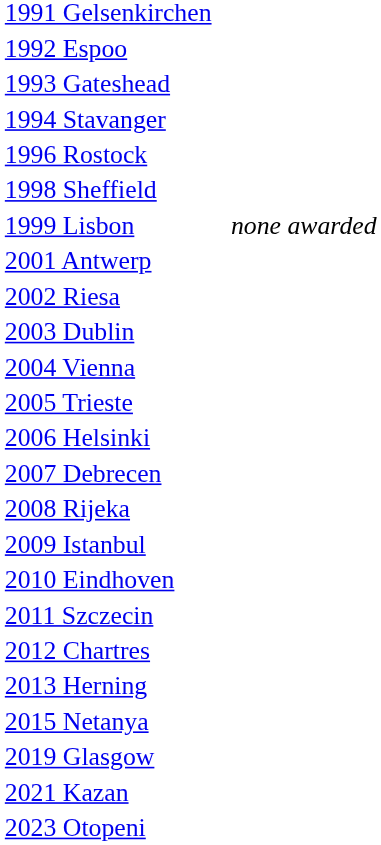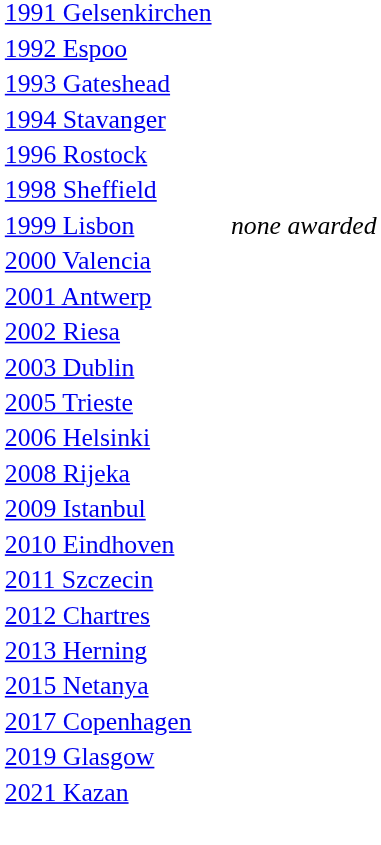+ row: (78, 260)
- row: (70, 367)
- row: (83, 473)
+ row: (98, 721)
- row: (75, 827)
